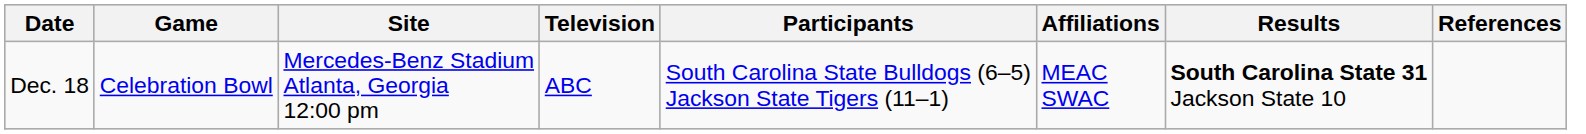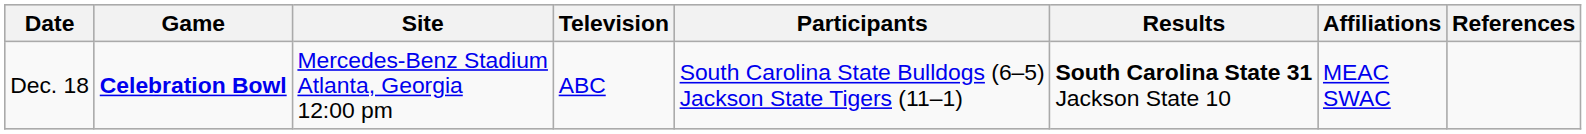columns swapped: (1101, 23) <-> (1299, 23)
(186, 85) normal -> (193, 85) bold
